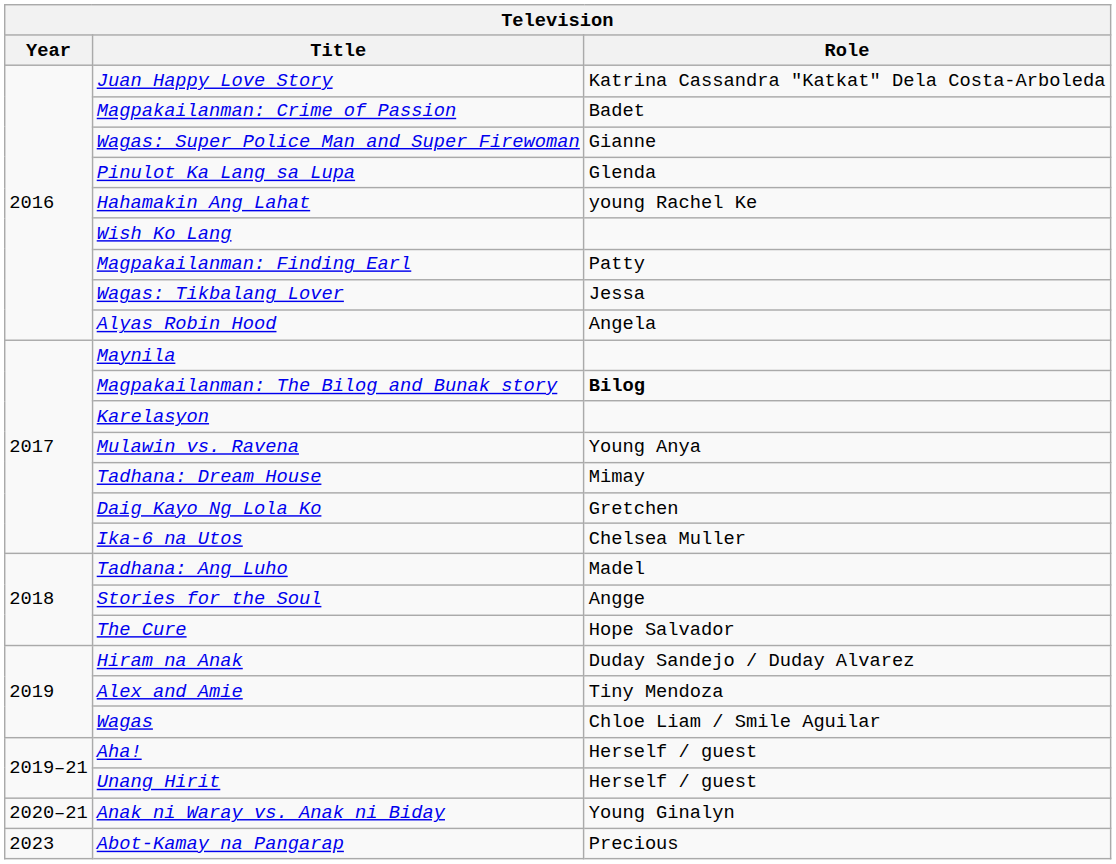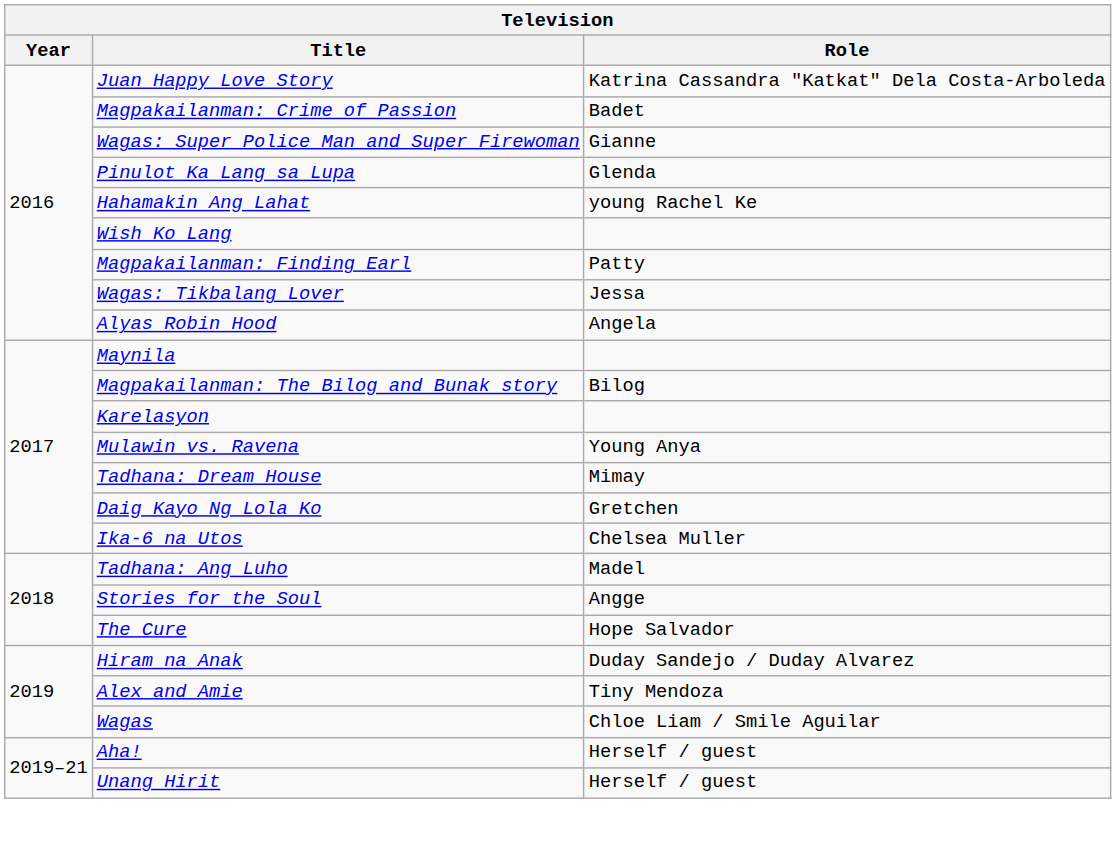(617, 386) bold -> (617, 386) normal
- row: (271, 813)
- row: (220, 844)
